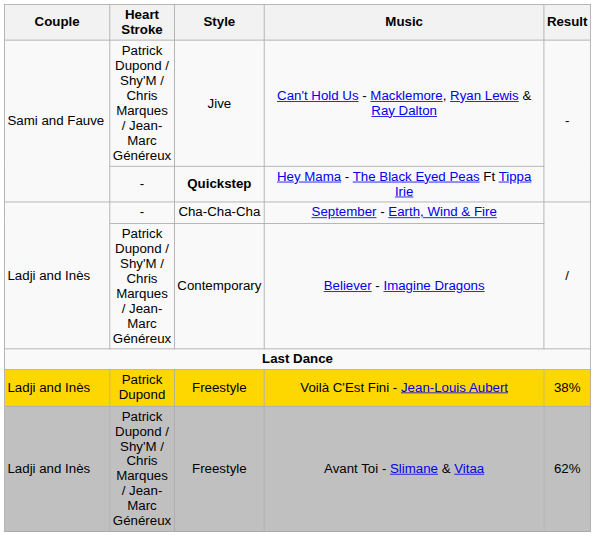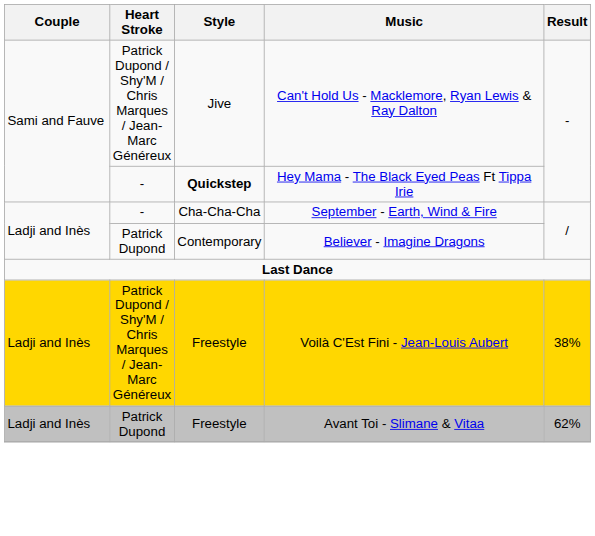(142, 286) Patrick Dupond / Shy'M / Chris Marques / Jean-Marc Généreux -> (142, 241) Patrick Dupond
(142, 387) Patrick Dupond -> (142, 343) Patrick Dupond / Shy'M / Chris Marques / Jean-Marc Généreux
(142, 468) Patrick Dupond / Shy'M / Chris Marques / Jean-Marc Généreux -> (142, 423) Patrick Dupond
